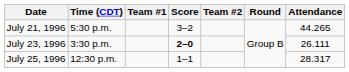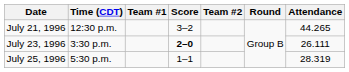(91, 28) 5:30 p.m. -> (94, 28) 12:30 p.m.
(94, 59) 12:30 p.m. -> (91, 59) 5:30 p.m.
(315, 59) 28.317 -> (315, 59) 28.319
